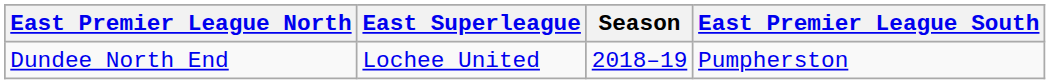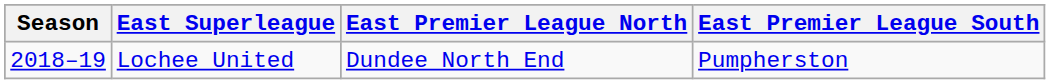columns swapped: (639, 23) <-> (181, 23)
